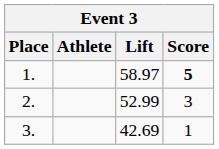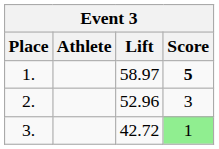(139, 102) 52.99 -> (139, 102) 52.96
(139, 130) 42.69 -> (139, 130) 42.72
(188, 130) no background -> (188, 130) lightgreen background
